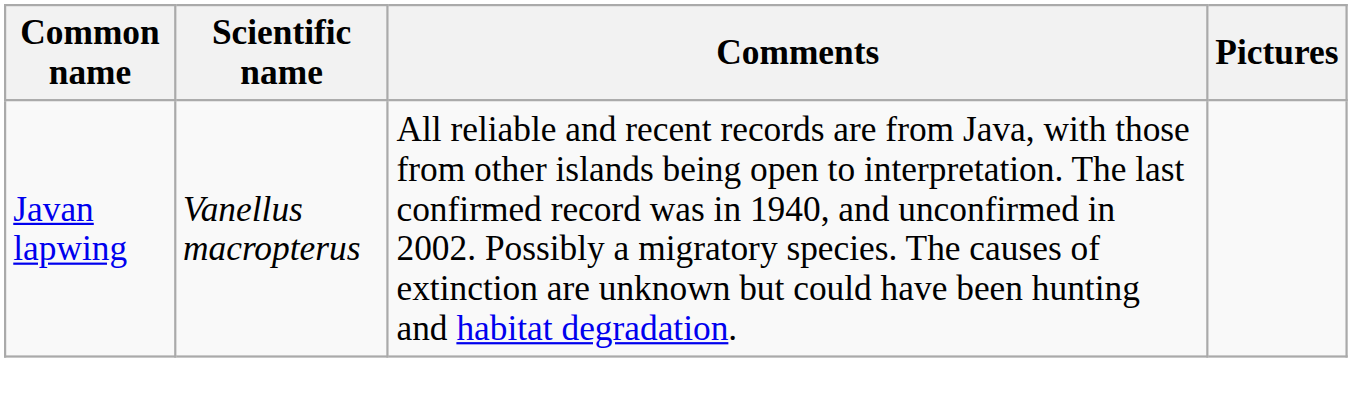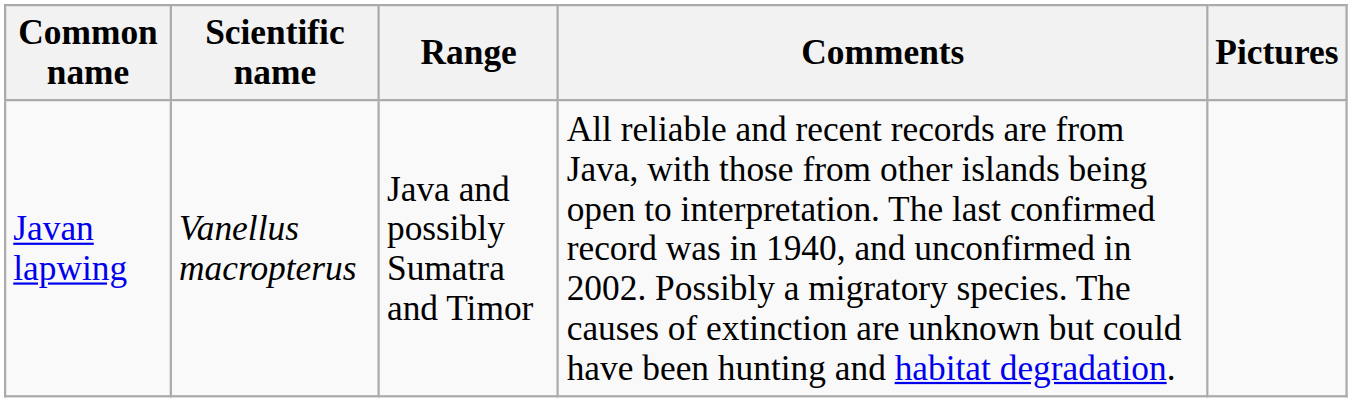+ column: (469, 52)
